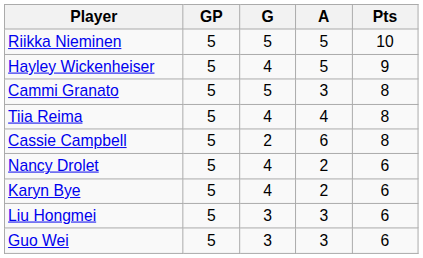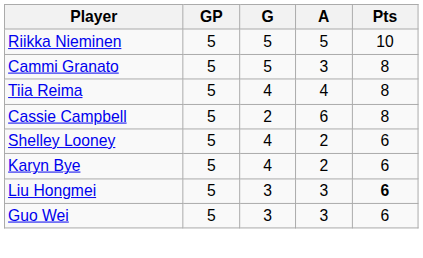- row: (81, 66)
- row: (53, 166)
+ row: (62, 141)
(385, 215) normal -> (385, 191) bold
